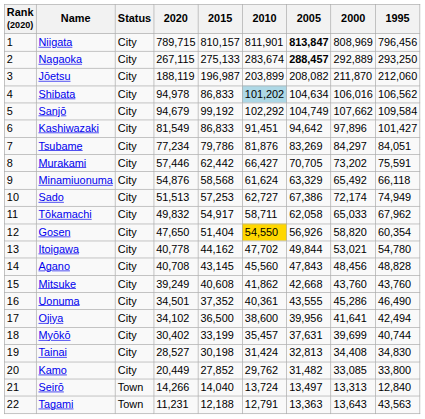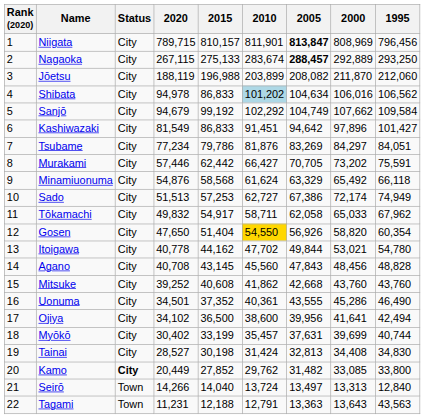(220, 77) 196,987 -> (220, 77) 196,988
(173, 284) 39,249 -> (173, 284) 39,252
(127, 370) normal -> (128, 370) bold
